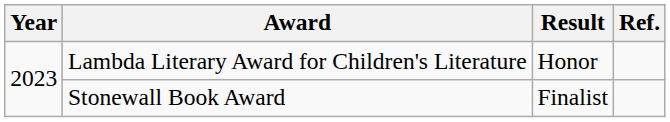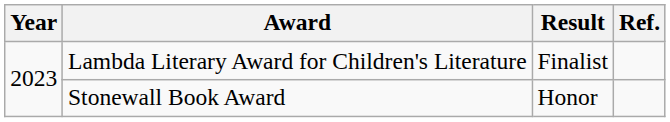(568, 60) Honor -> (573, 60) Finalist
(573, 97) Finalist -> (568, 97) Honor
